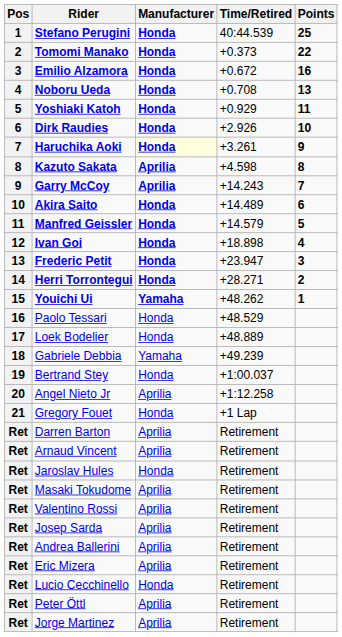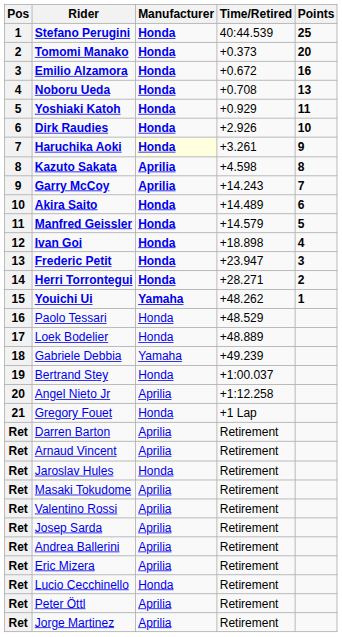(304, 52) 22 -> (304, 52) 20
